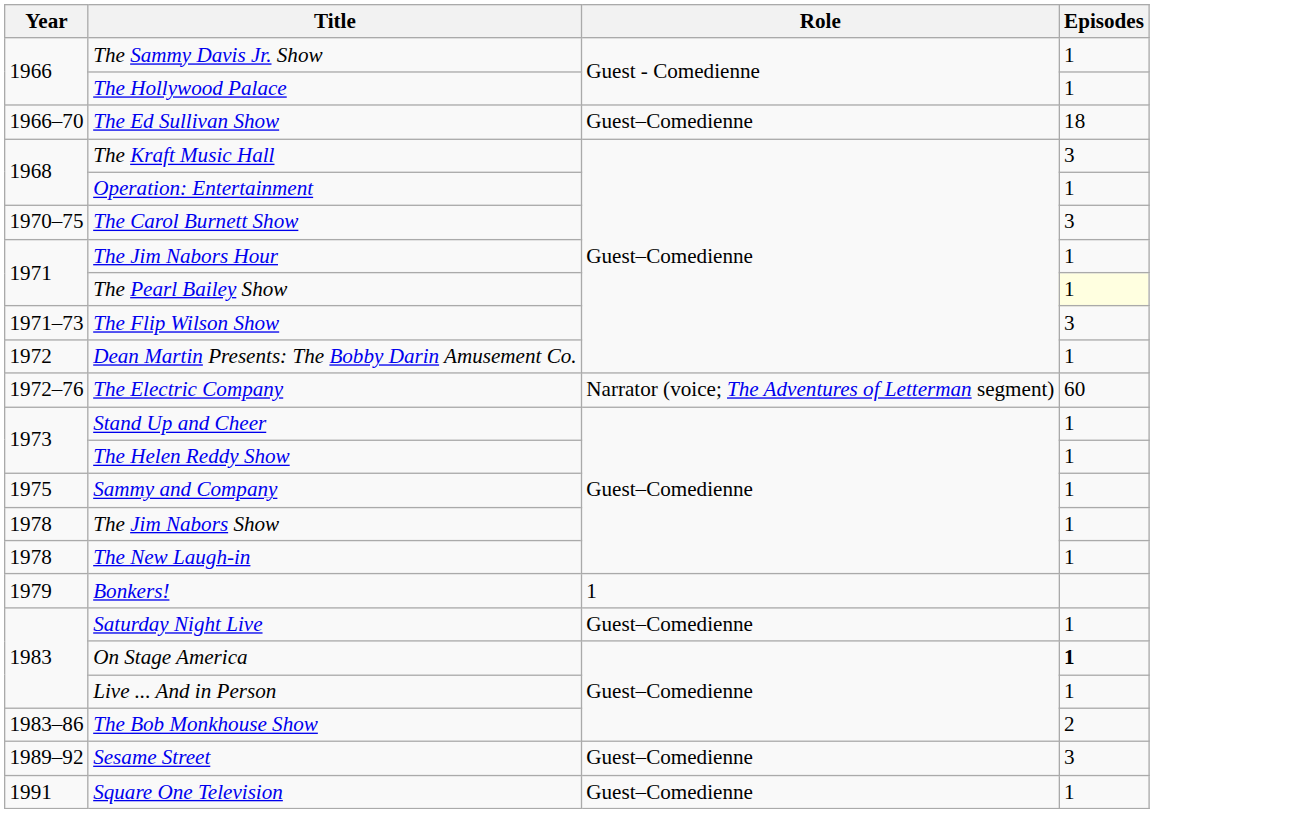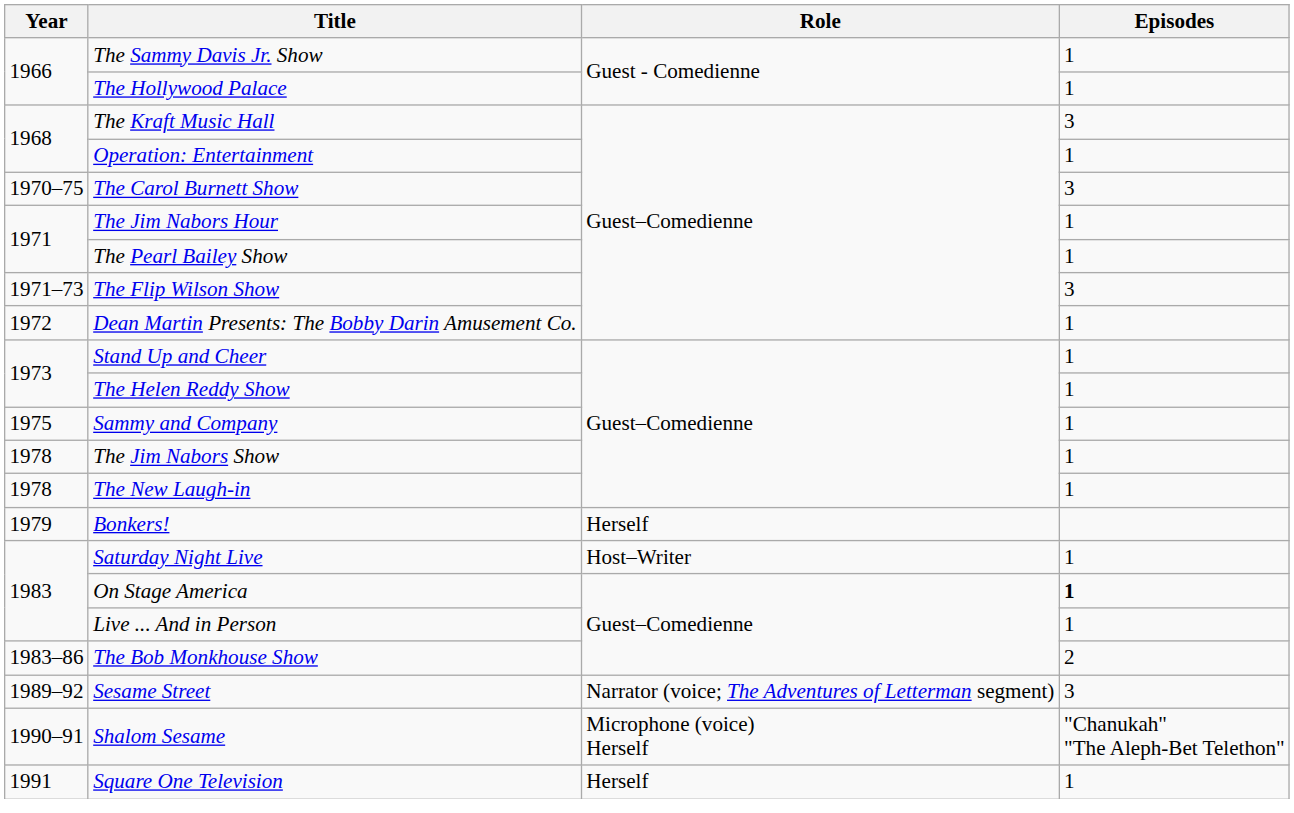- row: (186, 121)
(1069, 289) lightyellow background -> (1069, 255) no background
- row: (188, 389)
(592, 590) 1 -> (617, 523) Herself
(670, 624) Guest–Comedienne -> (639, 557) Host–Writer
(670, 758) Guest–Comedienne -> (820, 691) Narrator (voice; The Adventures of Letterman segment)
+ row: (159, 736)
(670, 791) Guest–Comedienne -> (617, 781) Herself
